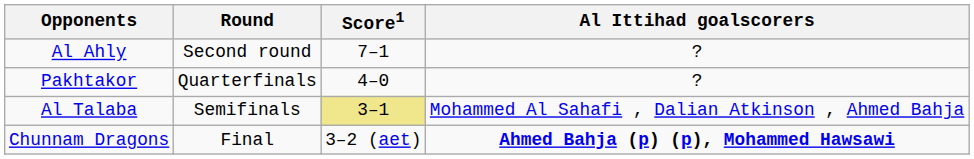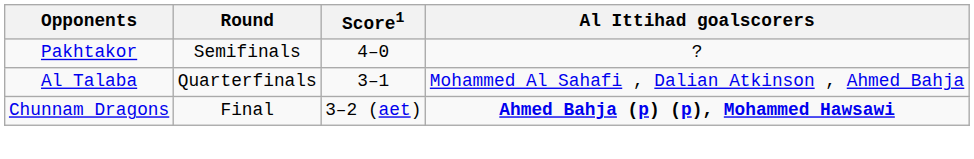- row: (89, 53)
(247, 82) Quarterfinals -> (247, 53) Semifinals
(247, 111) Semifinals -> (247, 82) Quarterfinals
(373, 111) khaki background -> (373, 82) no background
